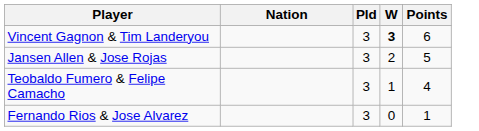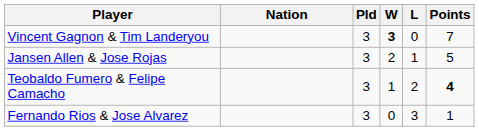+ column: (414, 15)
(427, 36) 6 -> (450, 36) 7
(427, 86) normal -> (450, 86) bold
